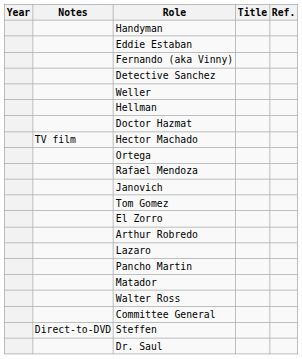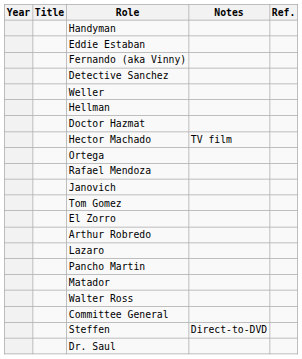columns swapped: (253, 12) <-> (73, 12)
